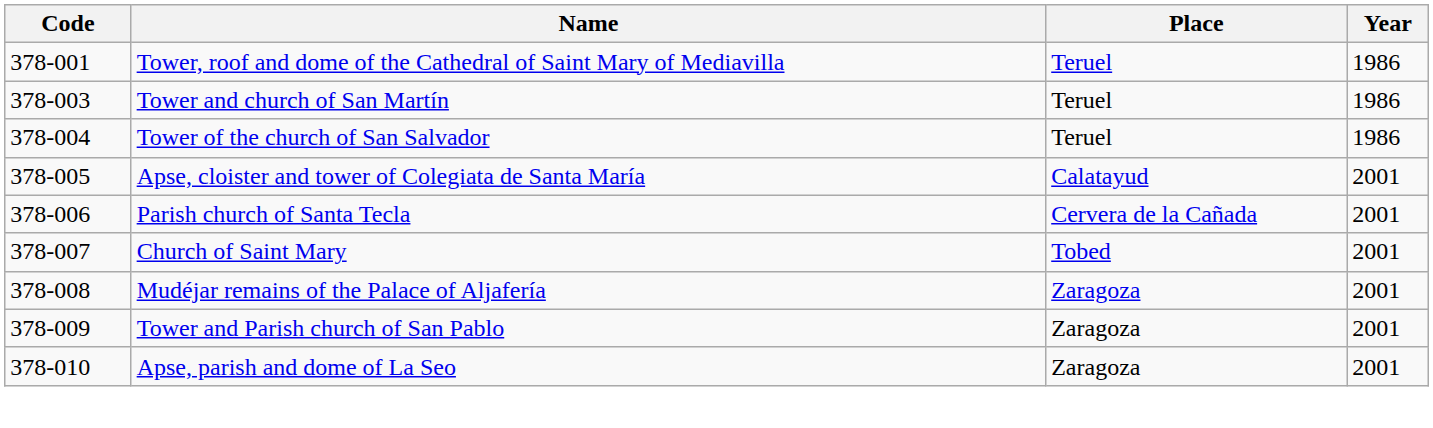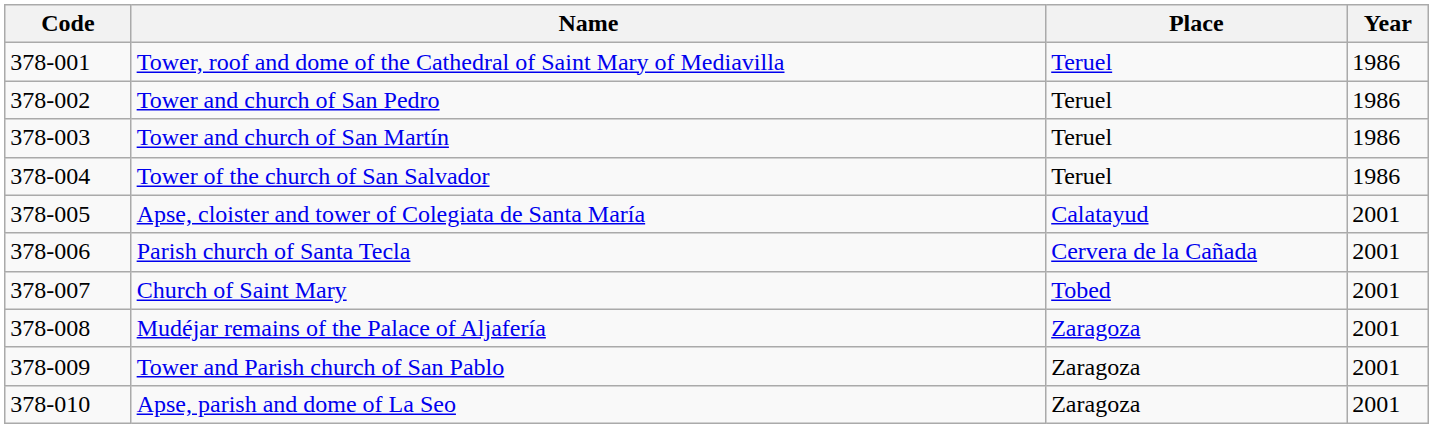+ row: (288, 99)
